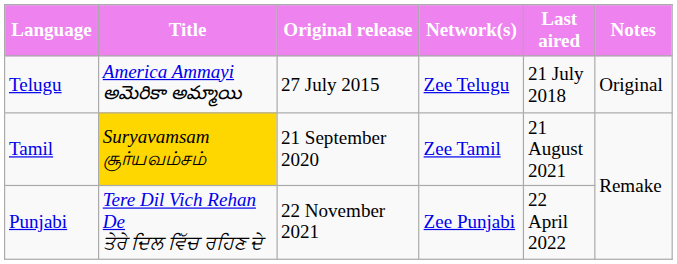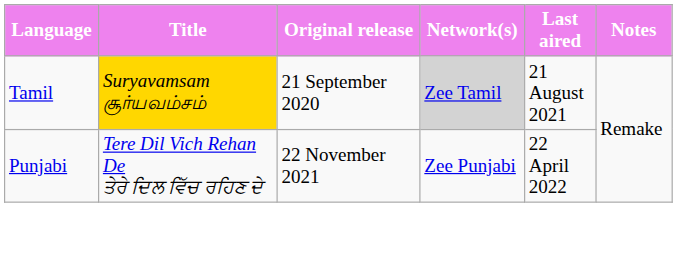- row: (35, 84)
(462, 149) no background -> (463, 92) lightgrey background
